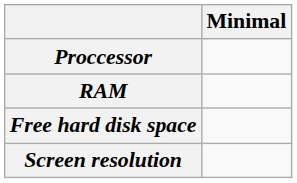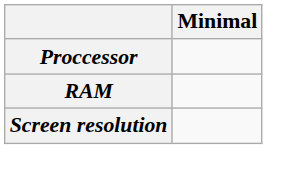- row: (103, 125)
